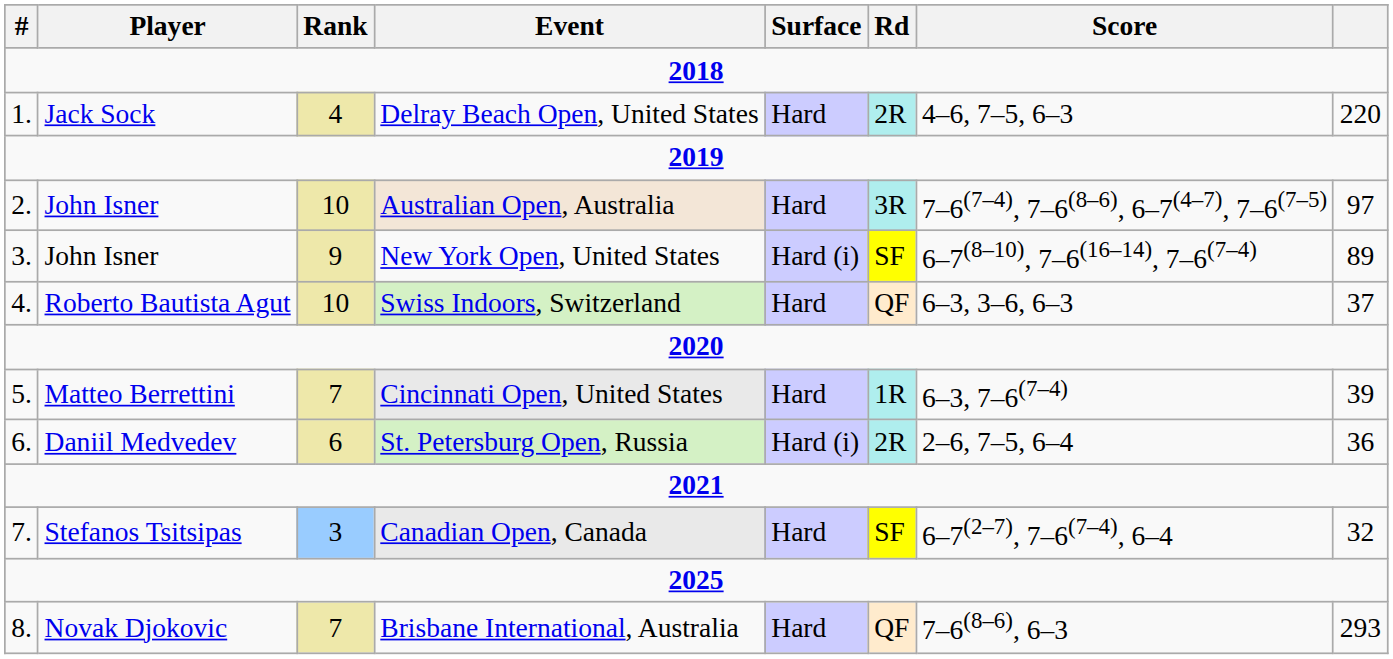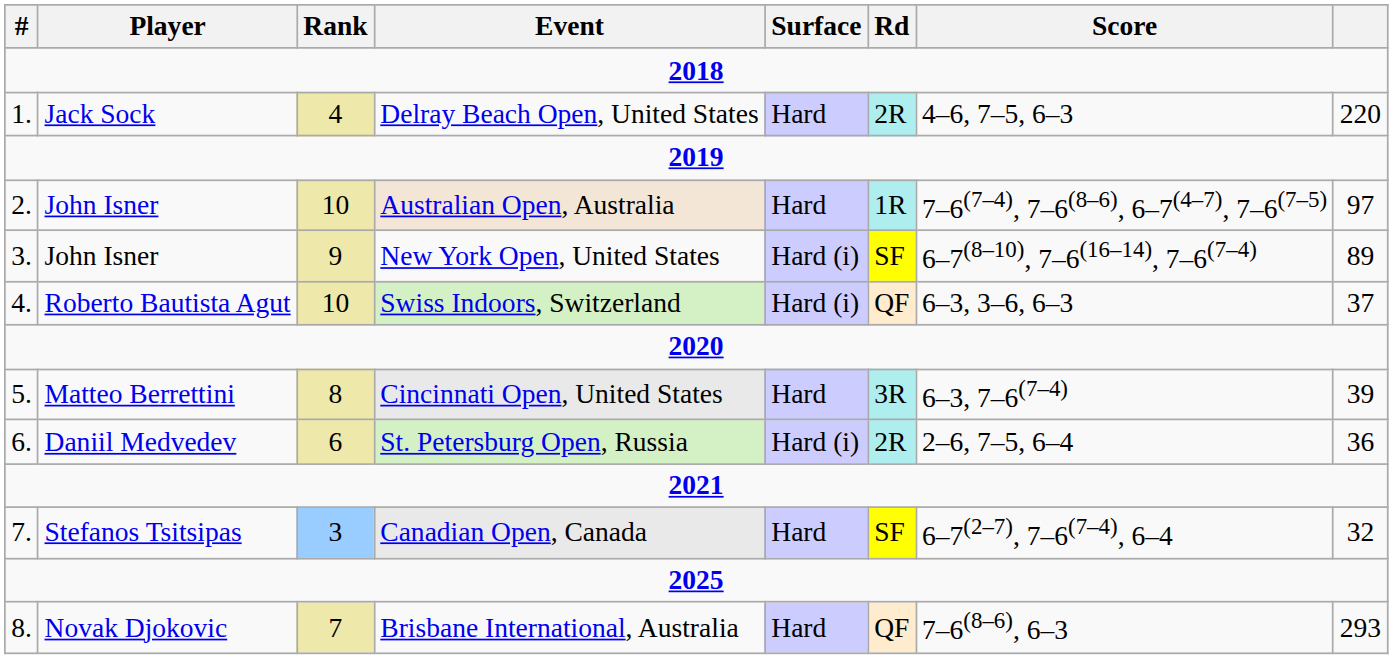(890, 204) 3R -> (890, 204) 1R
(799, 303) Hard -> (815, 303) Hard (i)
(335, 394) 7 -> (335, 394) 8
(890, 394) 1R -> (890, 394) 3R
